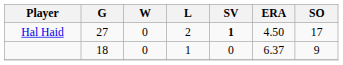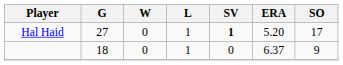(188, 32) 2 -> (188, 32) 1
(274, 32) 4.50 -> (274, 32) 5.20
